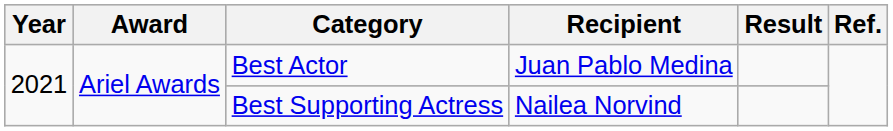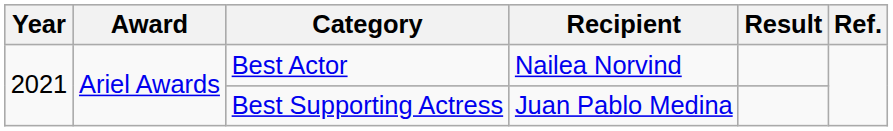(624, 65) Juan Pablo Medina -> (598, 65) Nailea Norvind
(598, 105) Nailea Norvind -> (624, 105) Juan Pablo Medina
